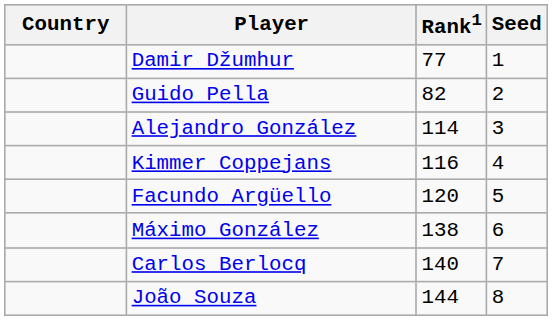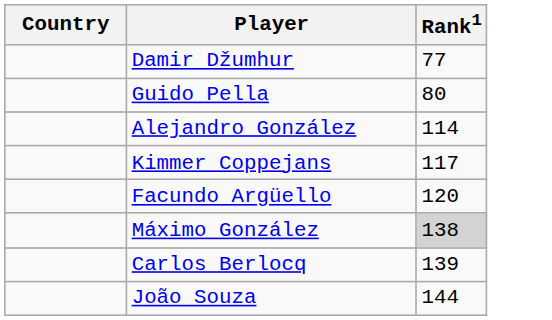- column: (517, 24)
(434, 95) 82 -> (434, 95) 80
(440, 163) 116 -> (440, 163) 117
(440, 230) no background -> (440, 230) lightgrey background
(440, 264) 140 -> (440, 264) 139
